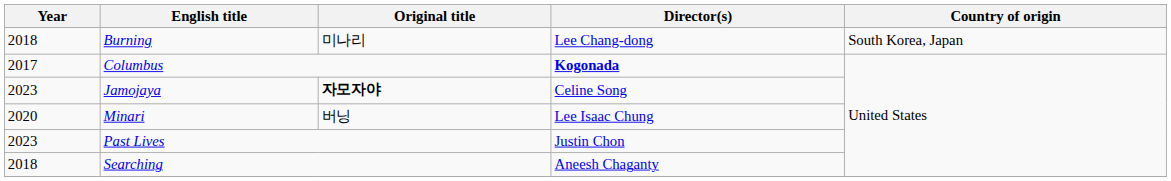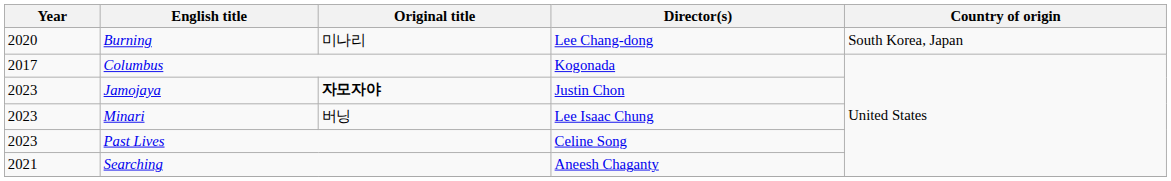(23, 40) 2018 -> (23, 40) 2020
(587, 65) bold -> (585, 65) normal
(591, 90) Celine Song -> (590, 90) Justin Chon
(23, 116) 2020 -> (23, 116) 2023
(590, 141) Justin Chon -> (591, 141) Celine Song
(23, 164) 2018 -> (23, 164) 2021
